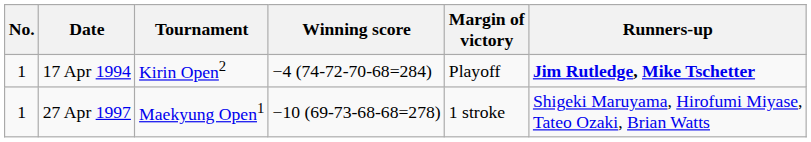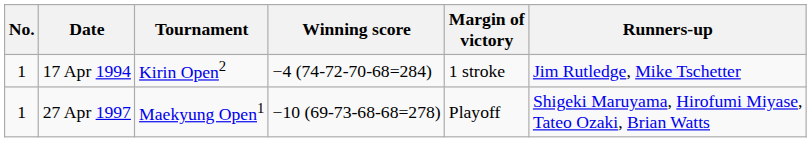(475, 70) Playoff -> (477, 70) 1 stroke
(644, 70) bold -> (637, 70) normal
(477, 112) 1 stroke -> (475, 112) Playoff
